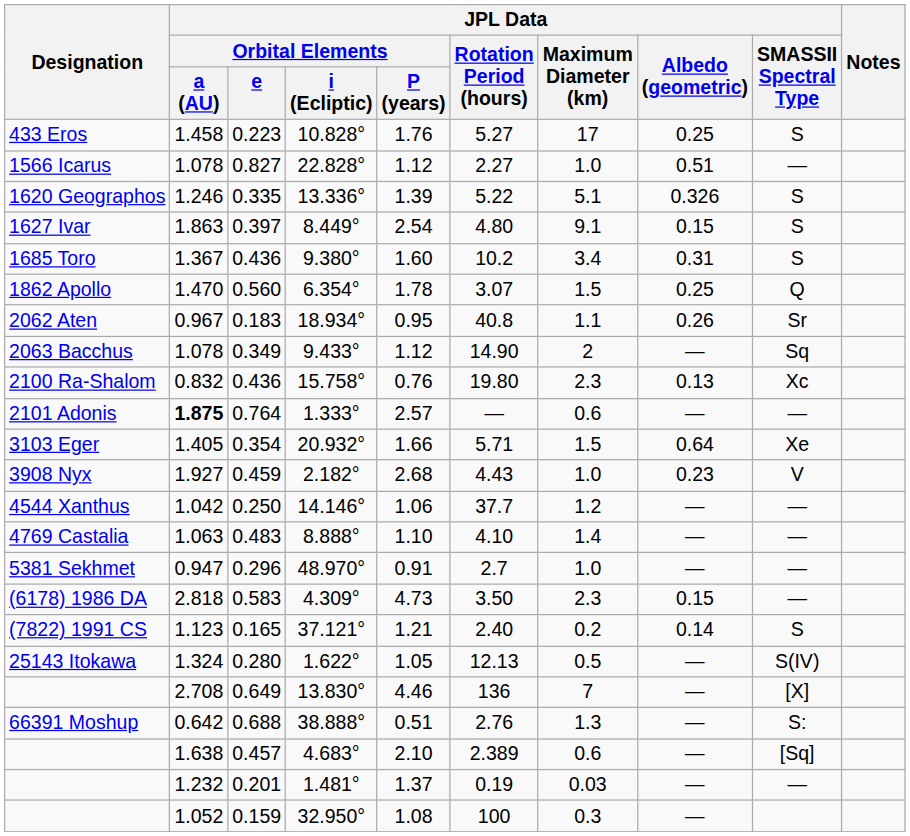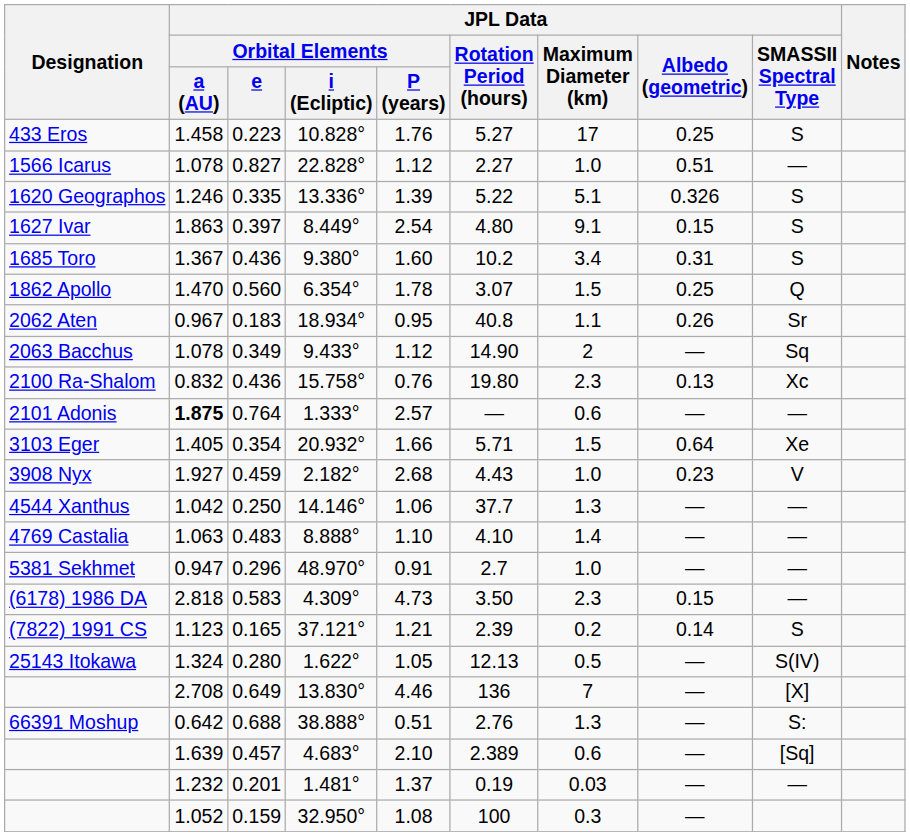(588, 506) 1.2 -> (588, 506) 1.3
(494, 630) 2.40 -> (494, 630) 2.39
(199, 753) 1.638 -> (199, 753) 1.639
